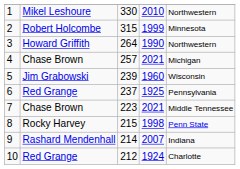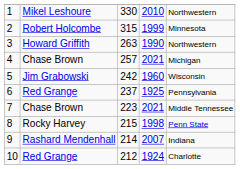(129, 44) 264 -> (129, 44) 263
(129, 76) 239 -> (129, 76) 242
